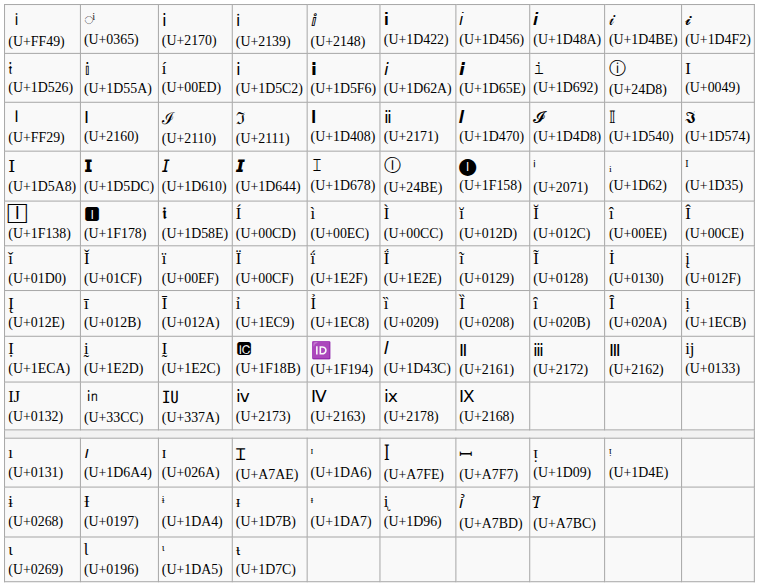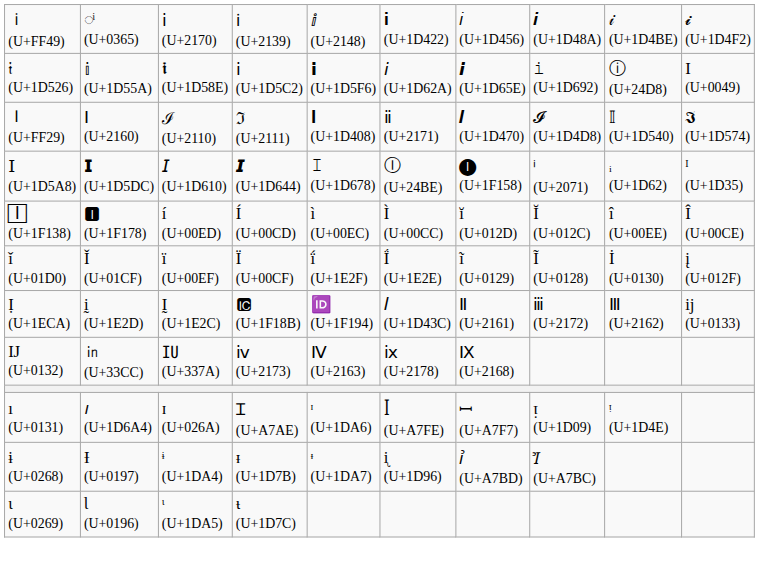(191, 77) í (U+00ED) -> (195, 77) 𝖎 (U+1D58E)
(195, 223) 𝖎 (U+1D58E) -> (191, 223) í (U+00ED)
- row: (37, 313)
